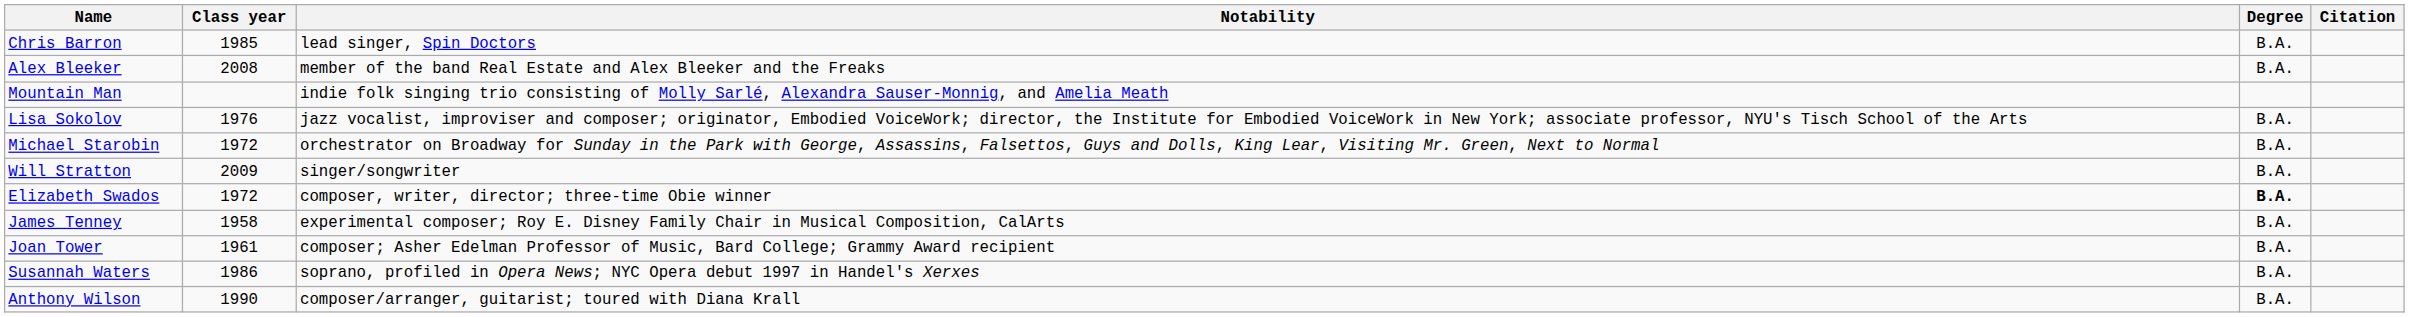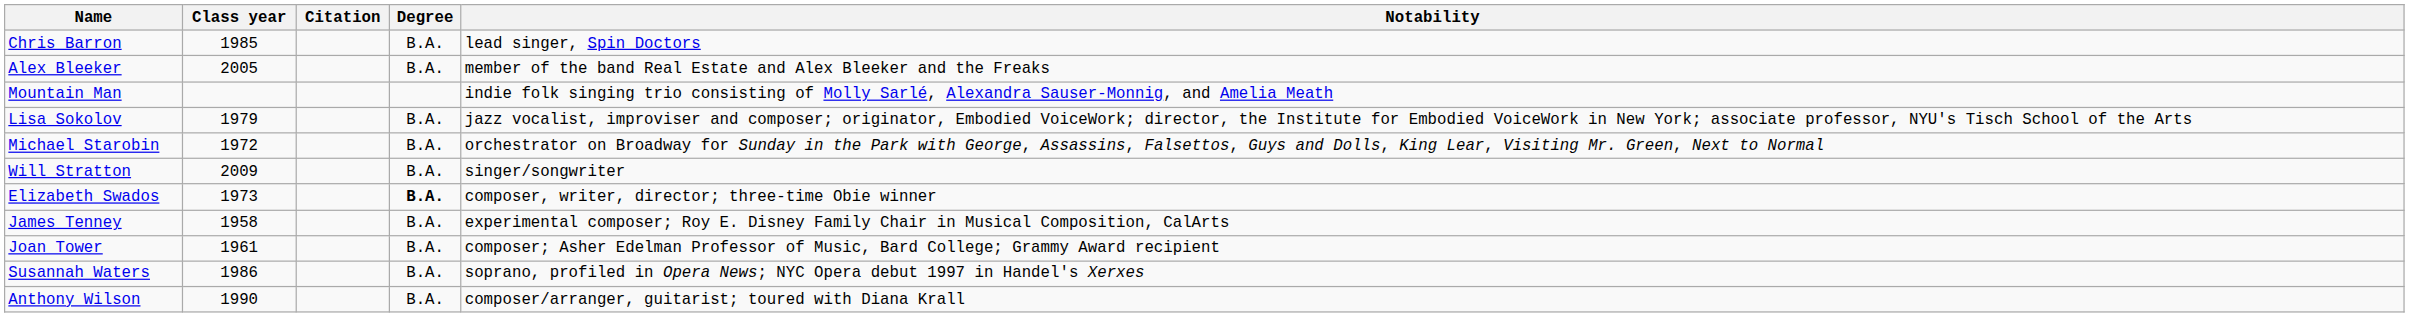columns swapped: (1268, 17) <-> (2358, 17)
(239, 69) 2008 -> (239, 69) 2005
(239, 120) 1976 -> (239, 120) 1979
(239, 197) 1972 -> (239, 197) 1973
